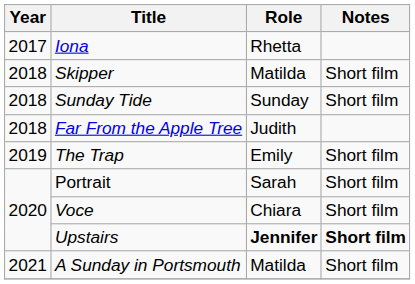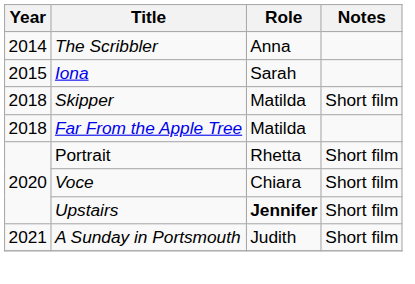+ row: (106, 45)
(28, 45) 2017 -> (28, 73) 2015
(276, 45) Rhetta -> (273, 73) Sarah
- row: (103, 100)
(273, 127) Judith -> (278, 127) Matilda
- row: (89, 155)
(273, 182) Sarah -> (276, 155) Rhetta
(366, 237) bold -> (362, 210) normal
(278, 264) Matilda -> (273, 237) Judith
